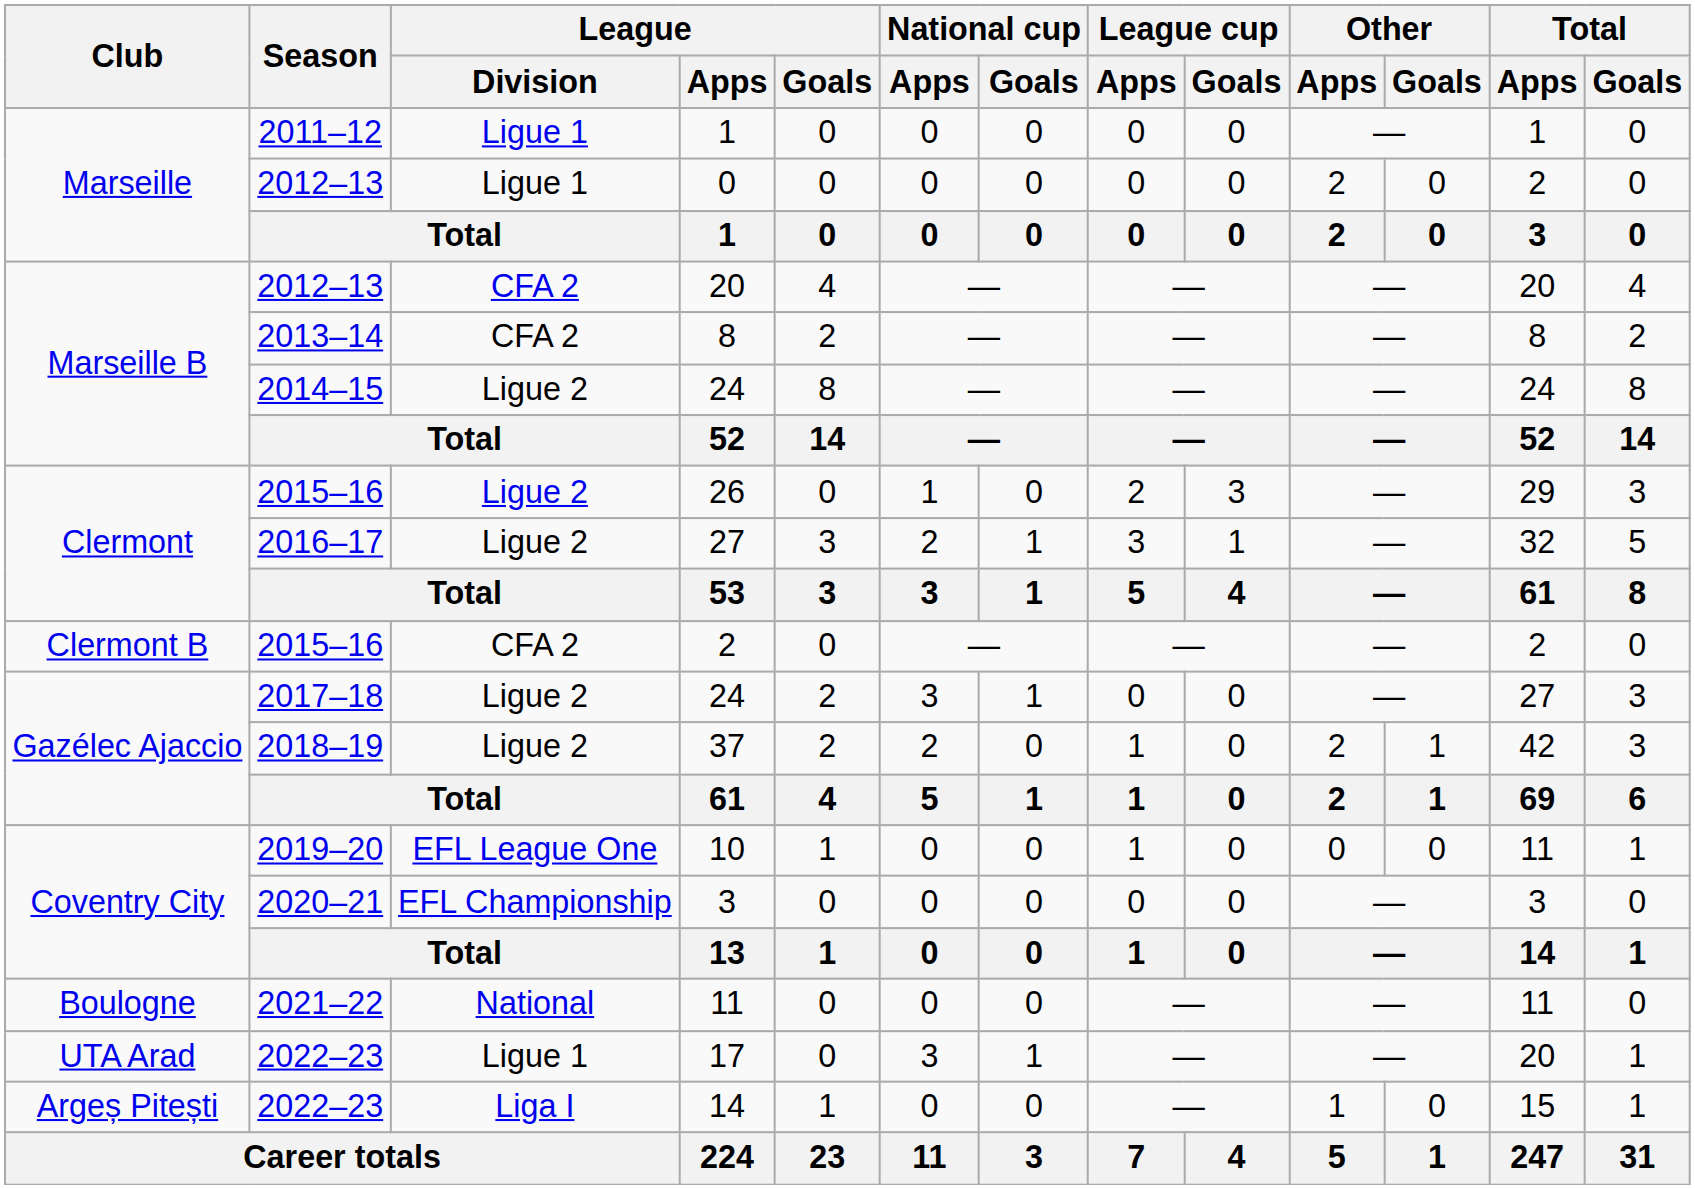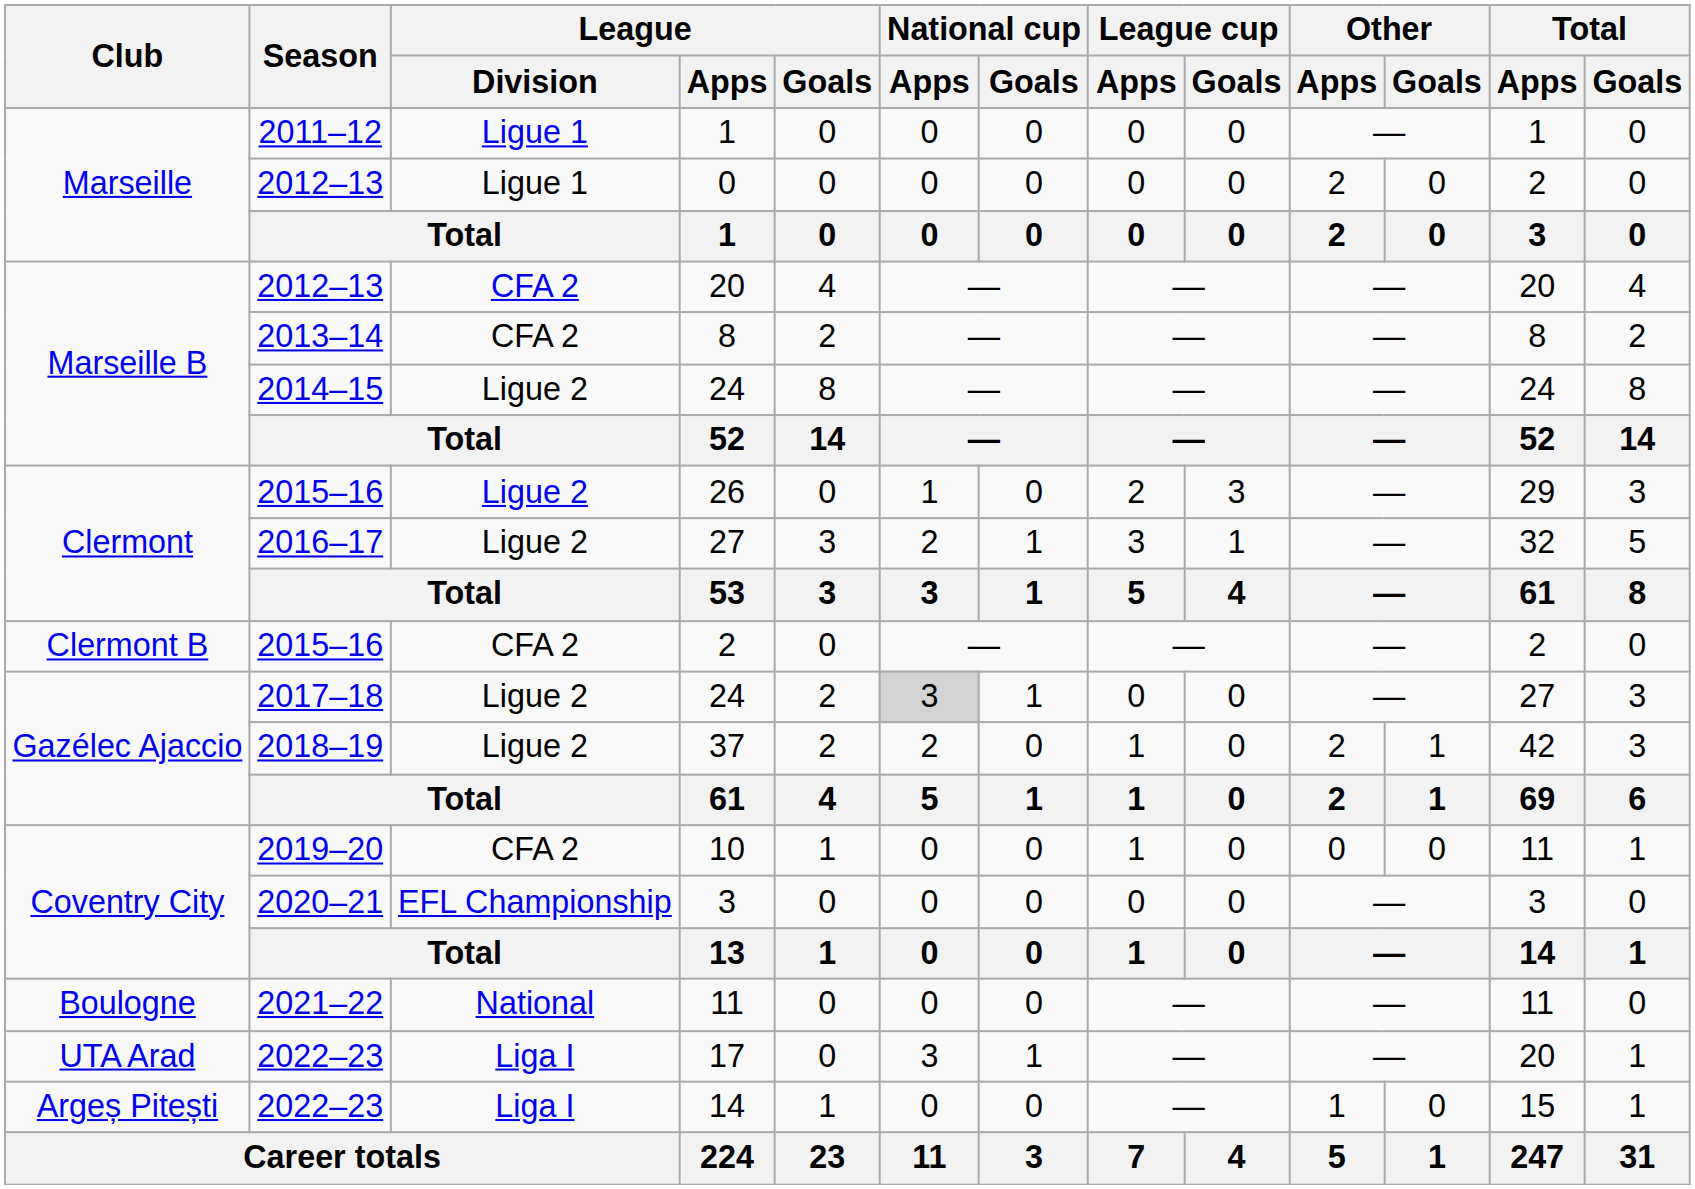(929, 696) no background -> (929, 696) lightgrey background
(535, 850) EFL League One -> (535, 850) CFA 2
(535, 1055) Ligue 1 -> (535, 1055) Liga I
